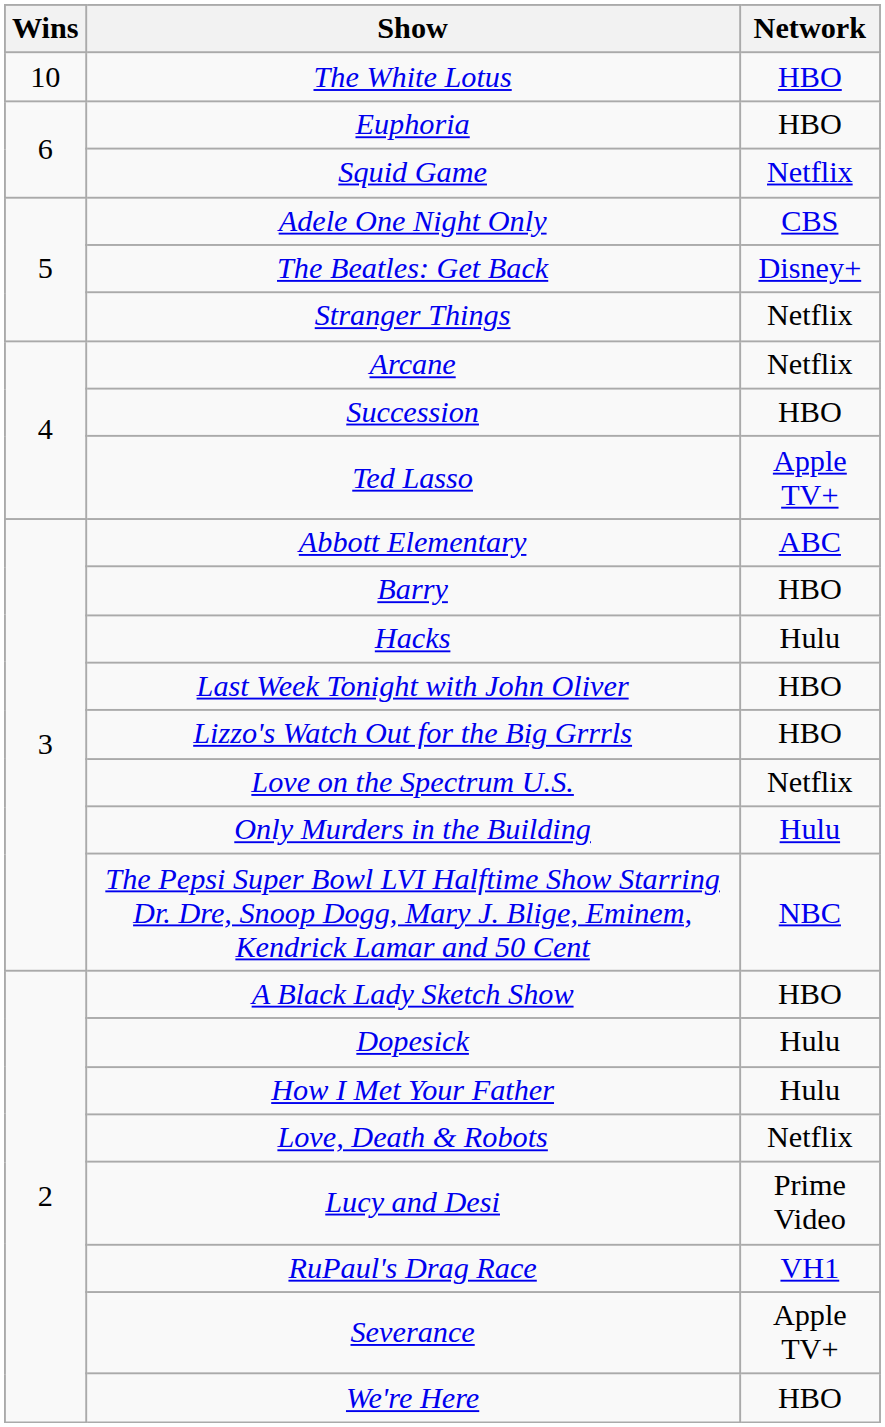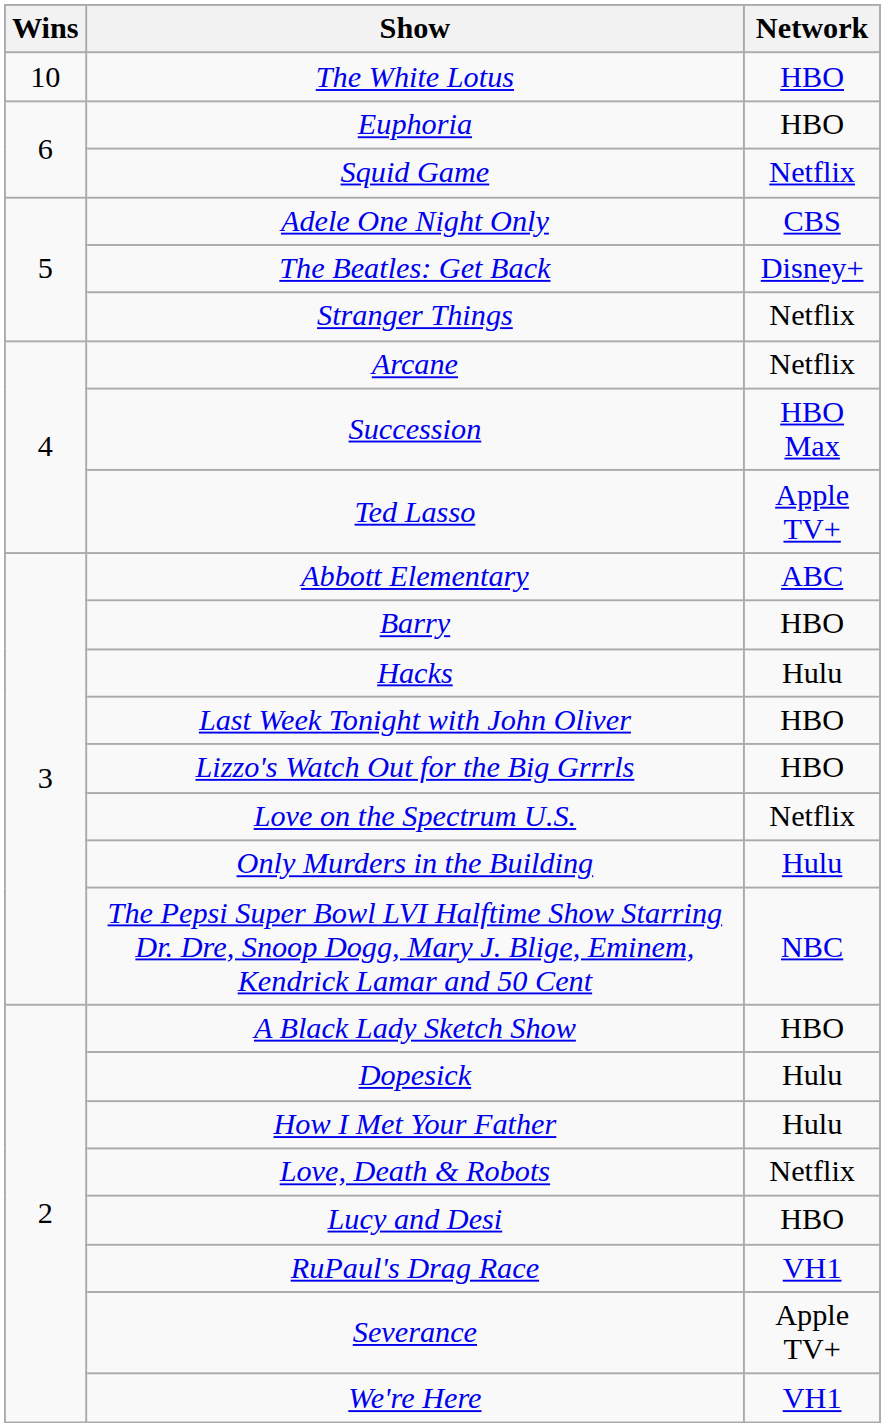(810, 412) HBO -> (812, 429) HBO Max
(810, 1202) Prime Video -> (812, 1219) HBO
(810, 1397) HBO -> (812, 1397) VH1
